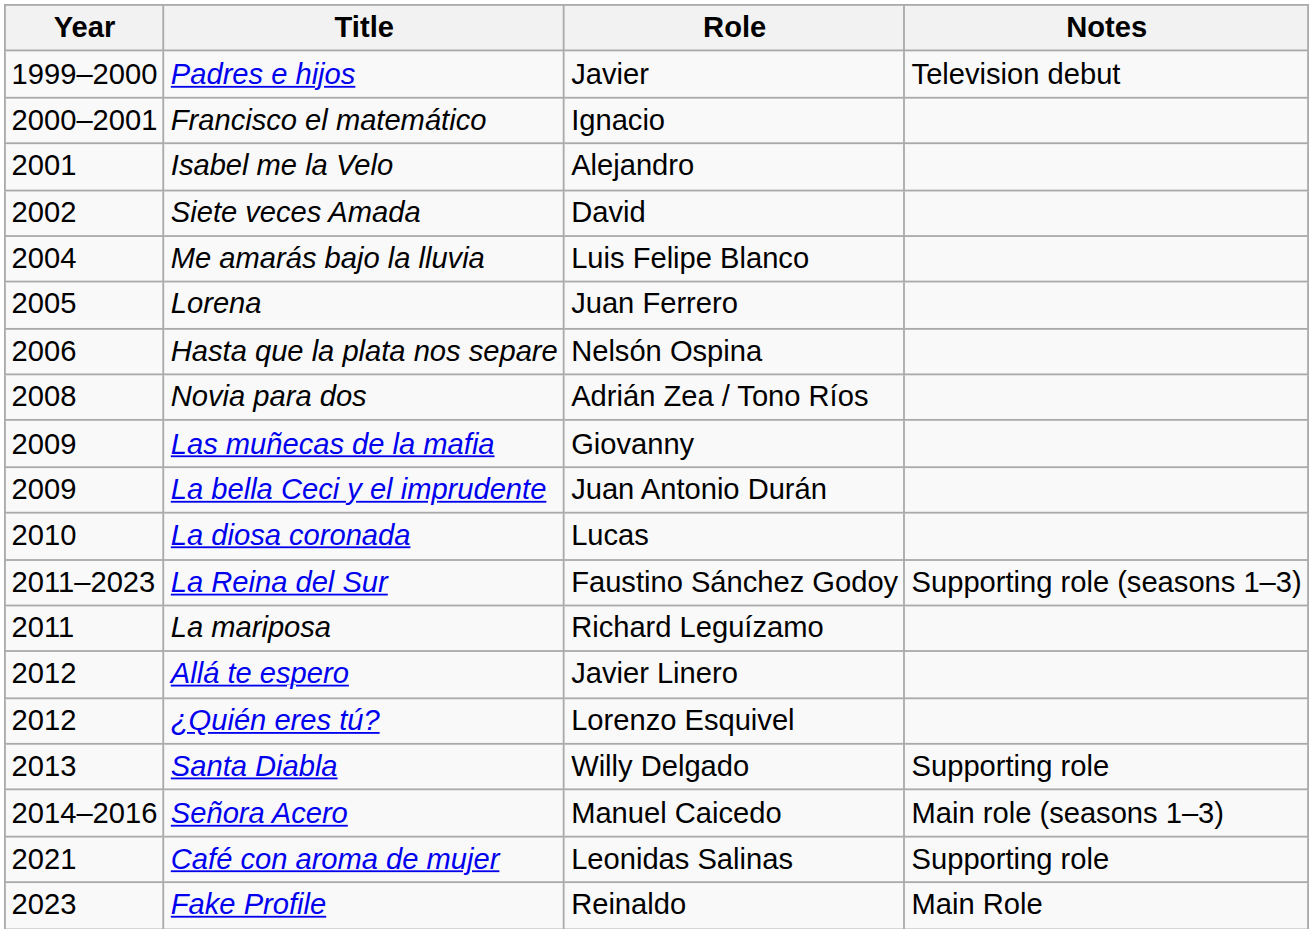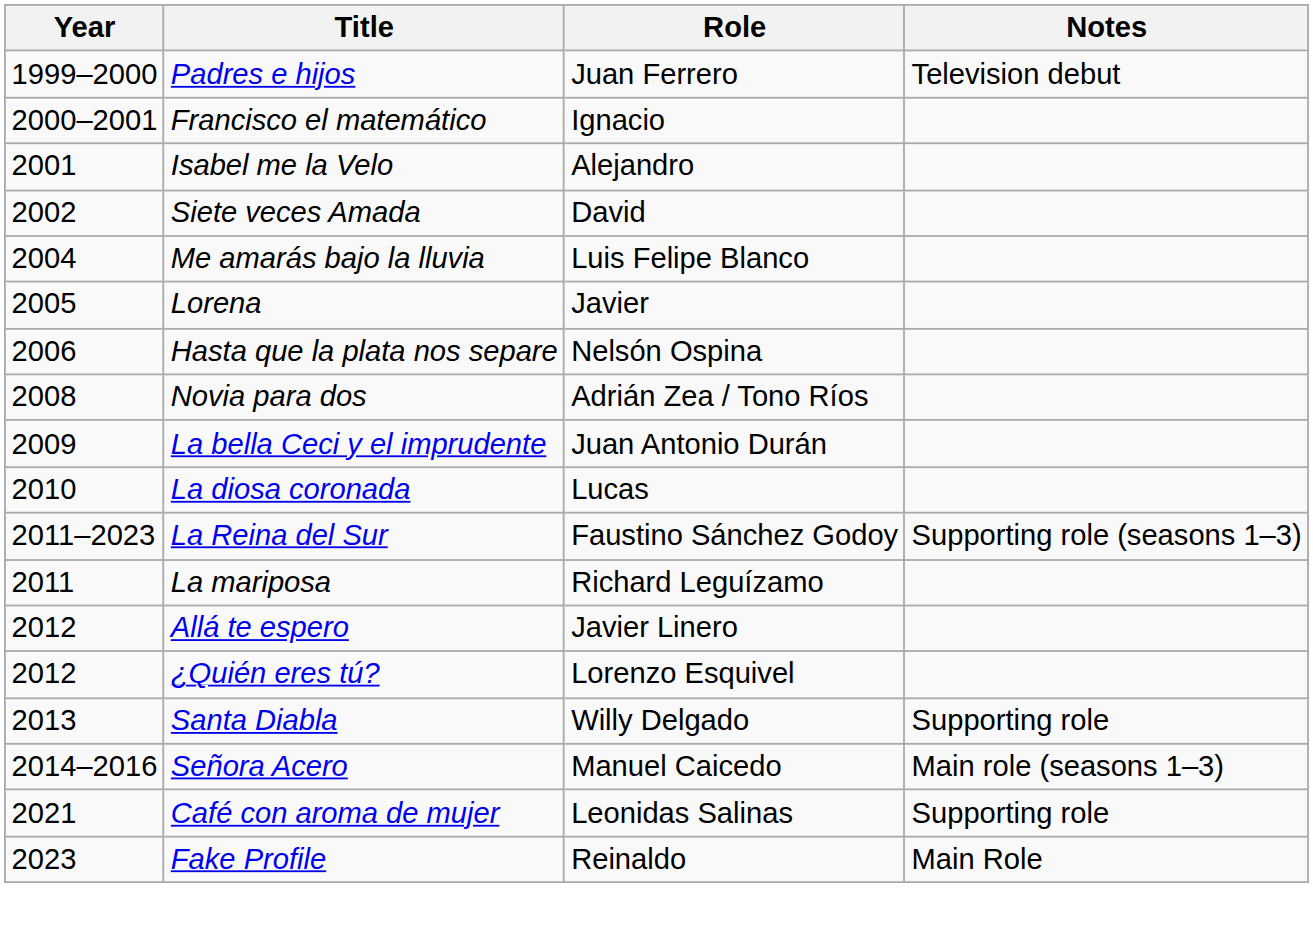(610, 73) Javier -> (655, 73) Juan Ferrero
(655, 304) Juan Ferrero -> (610, 304) Javier
- row: (333, 443)
